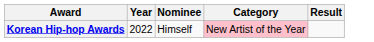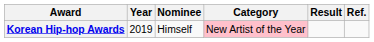+ column: (357, 12)
(141, 29) 2022 -> (141, 29) 2019
